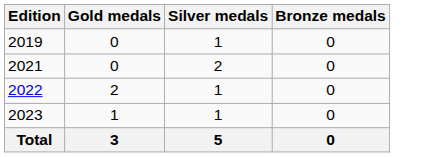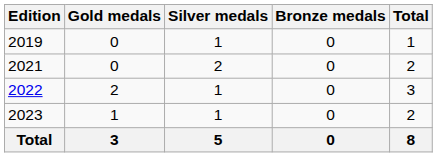+ column: (411, 16)
